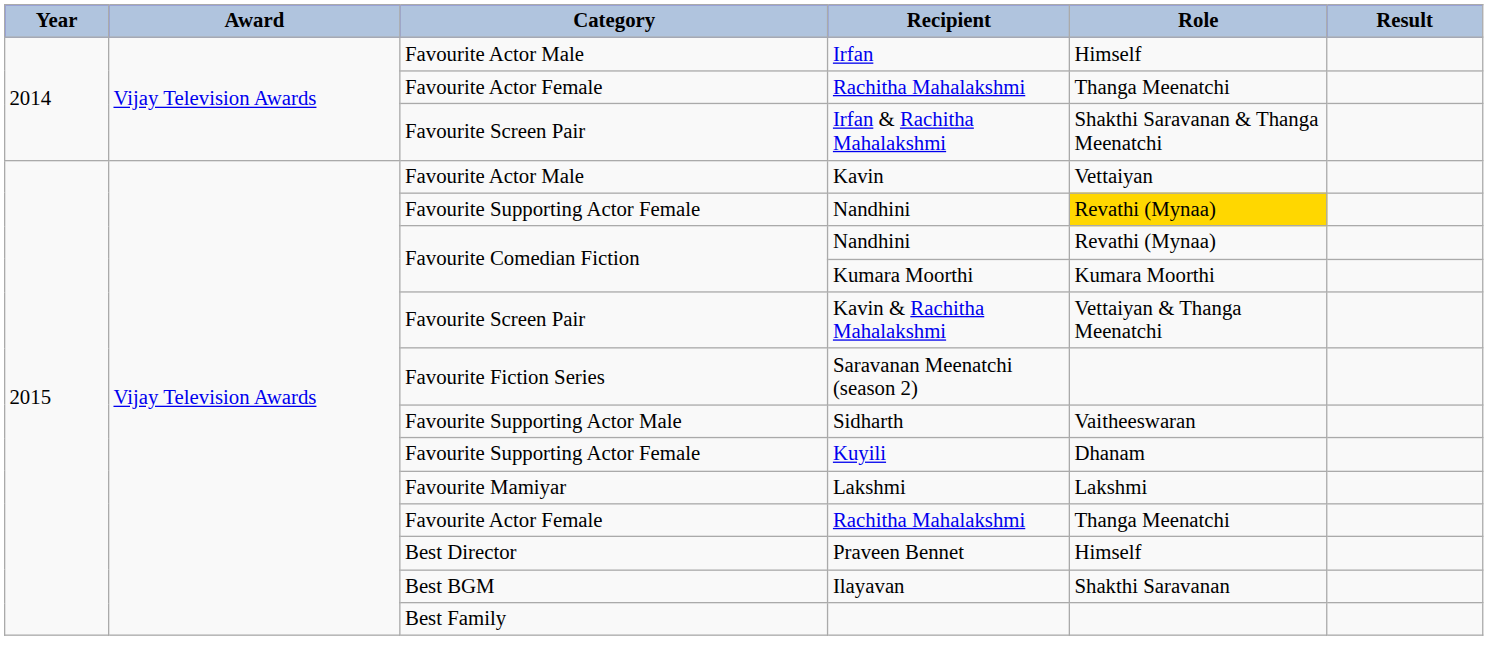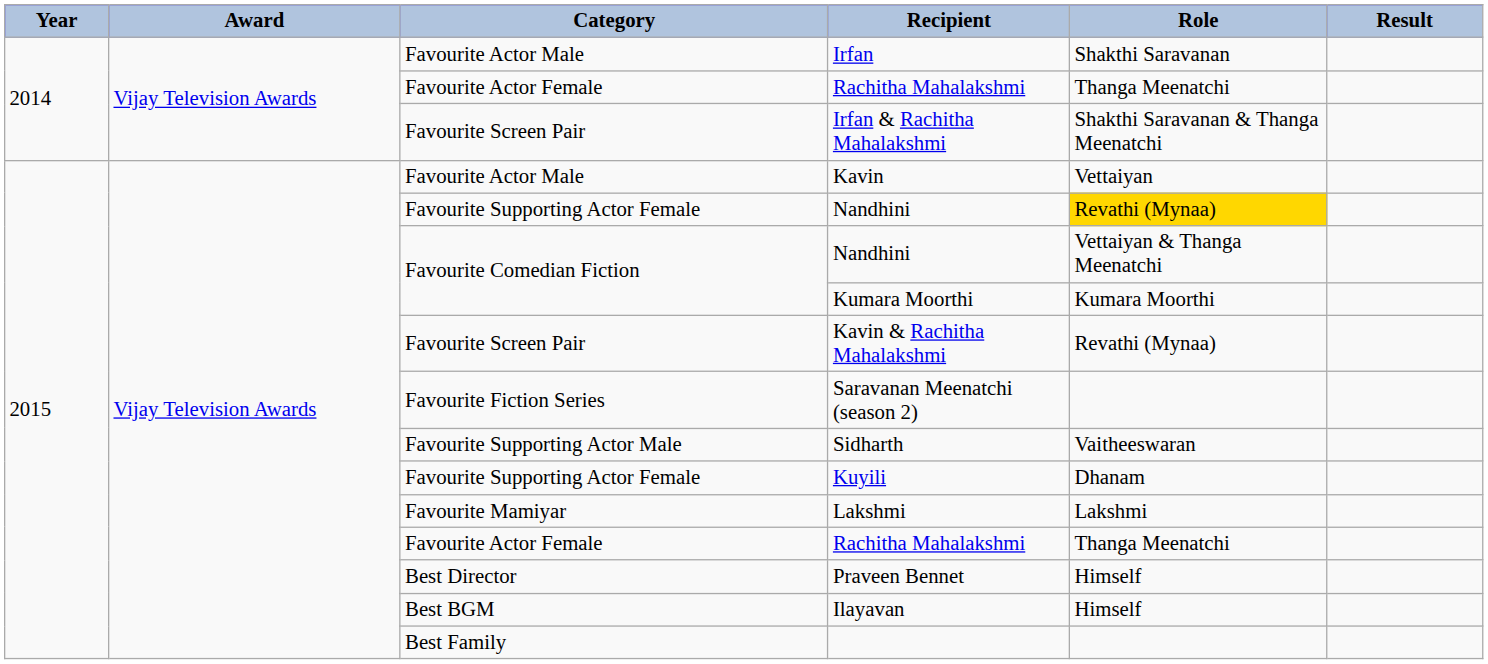(1108, 53) Himself -> (1152, 53) Shakthi Saravanan
(1145, 242) Revathi (Mynaa) -> (1158, 254) Vettaiyan & Thanga Meenatchi
(1158, 319) Vettaiyan & Thanga Meenatchi -> (1145, 343) Revathi (Mynaa)
(1152, 586) Shakthi Saravanan -> (1108, 609) Himself
